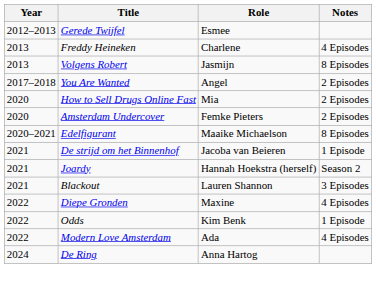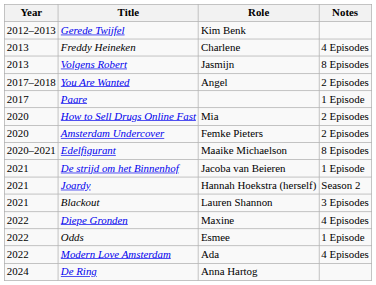(215, 30) Esmee -> (223, 30) Kim Benk
+ row: (74, 99)
(223, 220) Kim Benk -> (215, 237) Esmee
